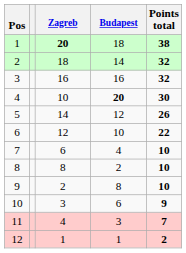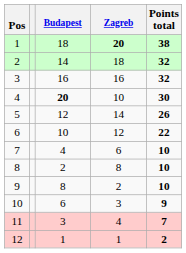columns swapped: (63, 23) <-> (119, 23)
